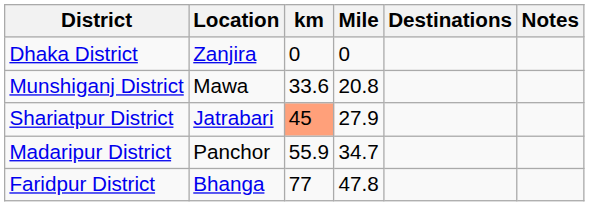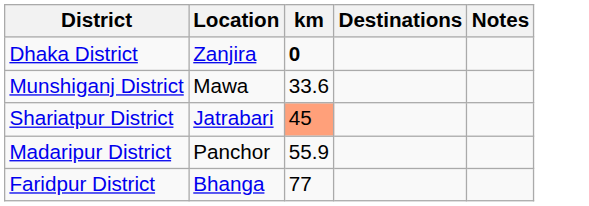- column: (359, 20)
(295, 53) normal -> (295, 53) bold
